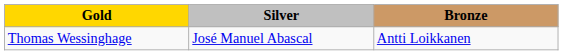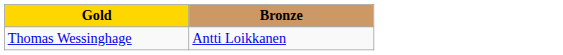- column: (281, 15)
